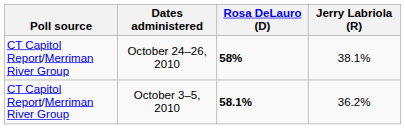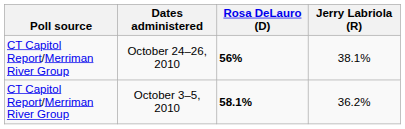(231, 57) 58% -> (231, 57) 56%
